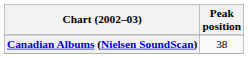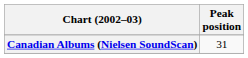(222, 44) 38 -> (222, 44) 31
